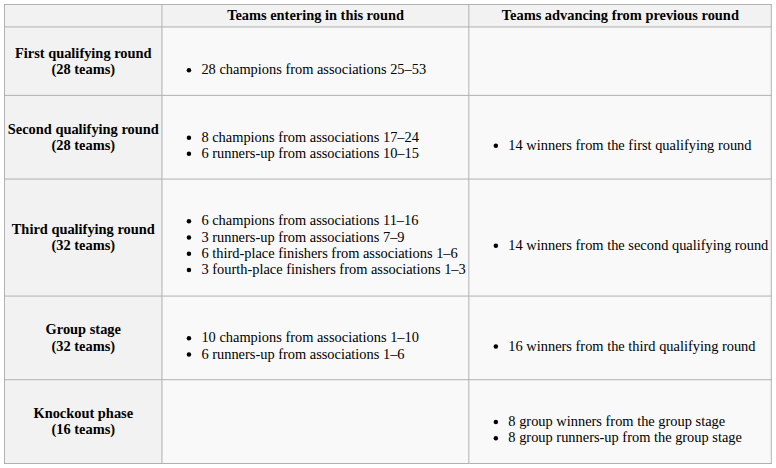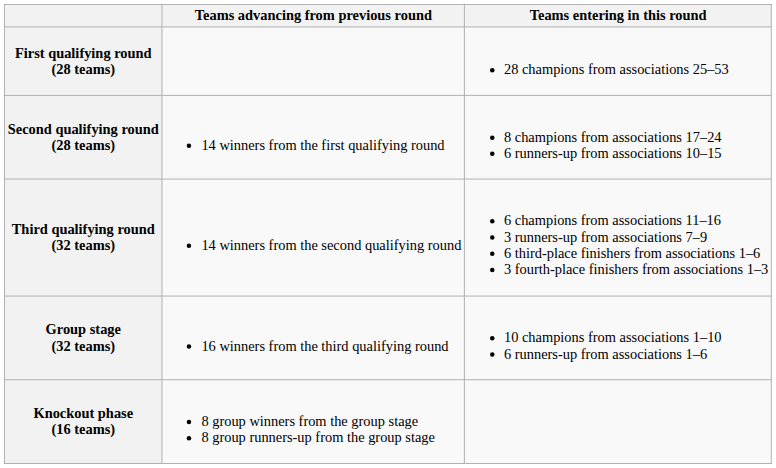columns swapped: (316, 15) <-> (620, 15)
